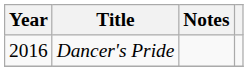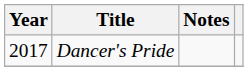(28, 50) 2016 -> (28, 50) 2017
